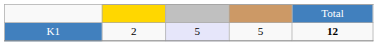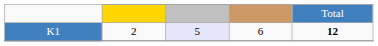(261, 32) 5 -> (261, 32) 6
